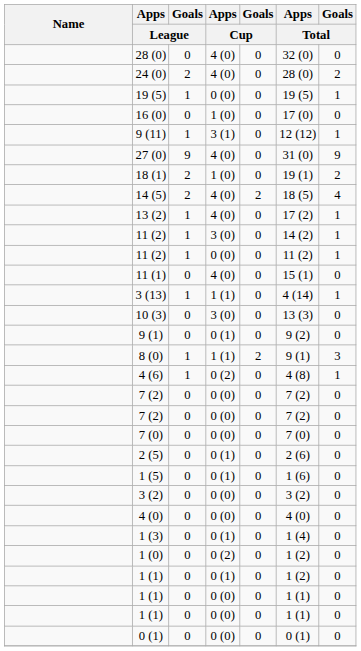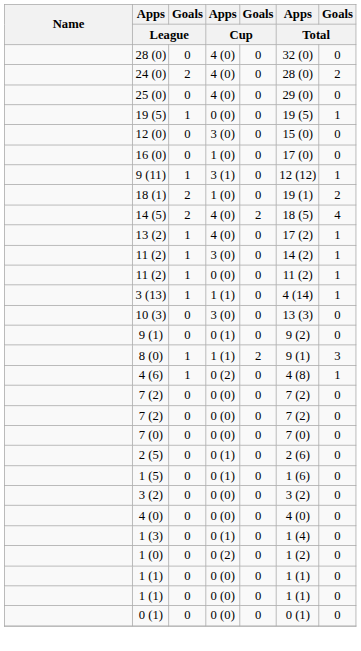+ row: (151, 94)
+ row: (151, 134)
- row: (151, 154)
- row: (151, 275)
- row: (151, 575)
